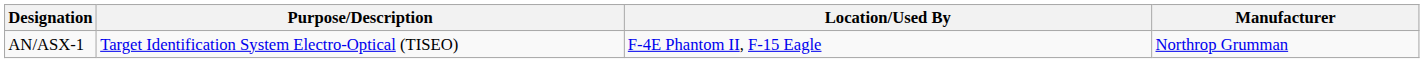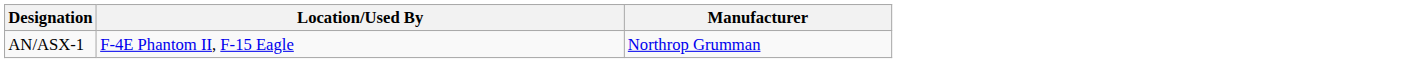- column: (360, 17)
